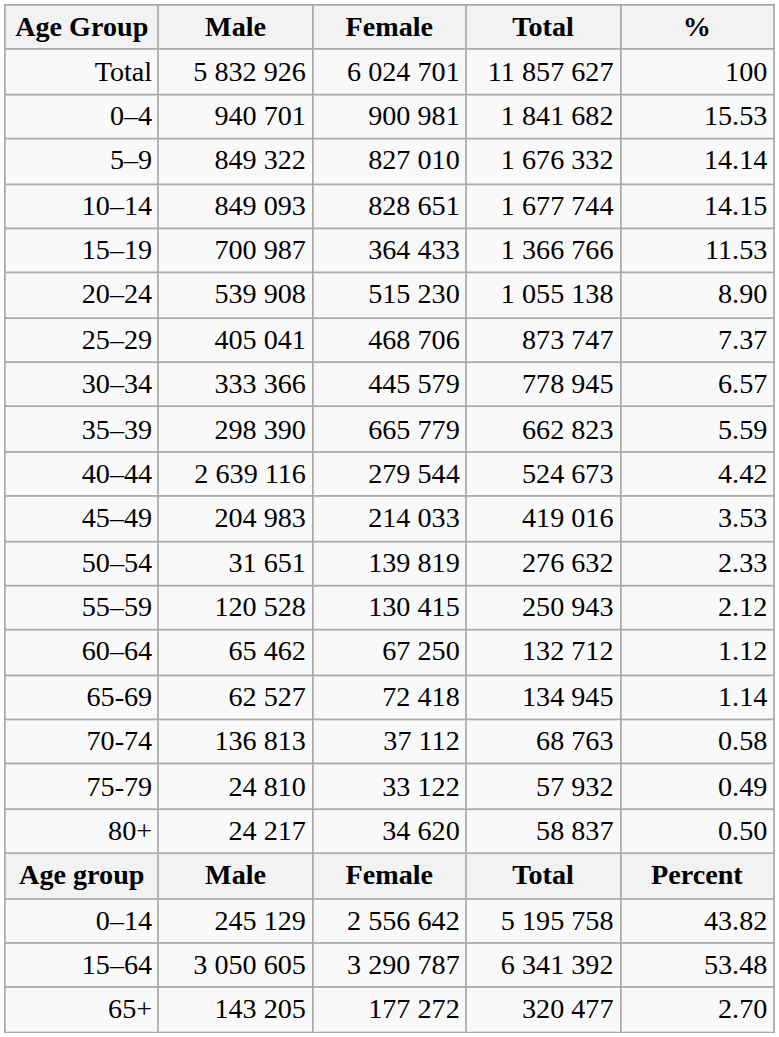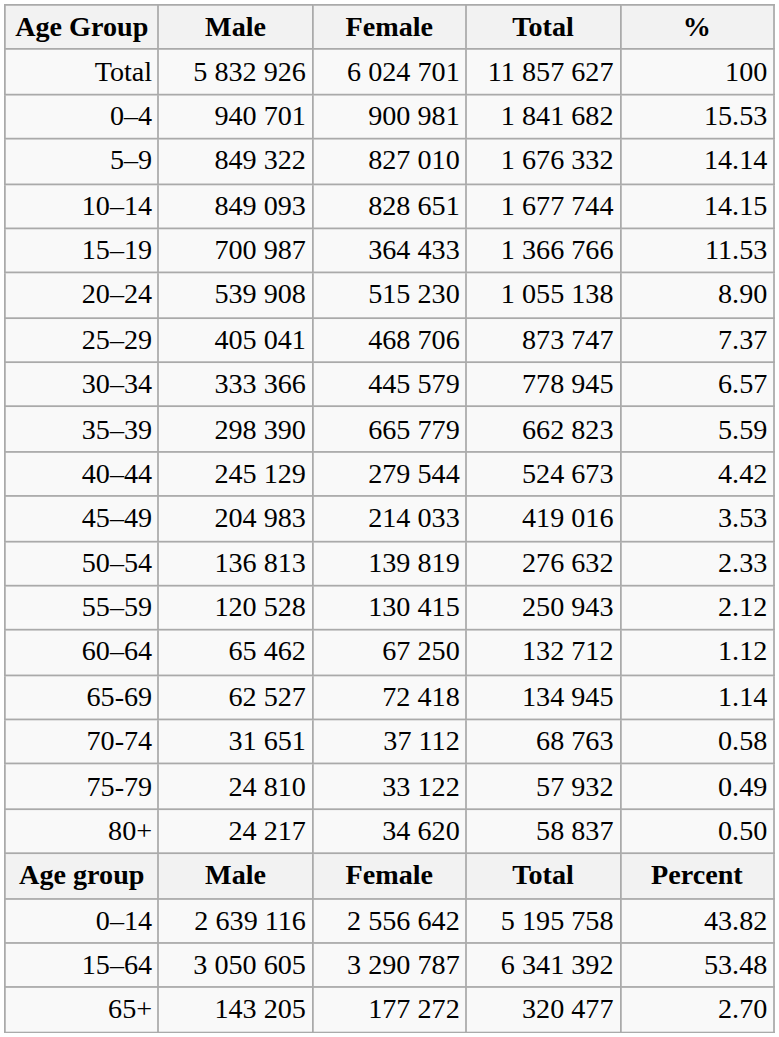(250, 473) 2 639 116 -> (260, 473) 245 129
(267, 562) 31 651 -> (260, 562) 136 813
(260, 741) 136 813 -> (267, 741) 31 651
(260, 920) 245 129 -> (250, 920) 2 639 116
